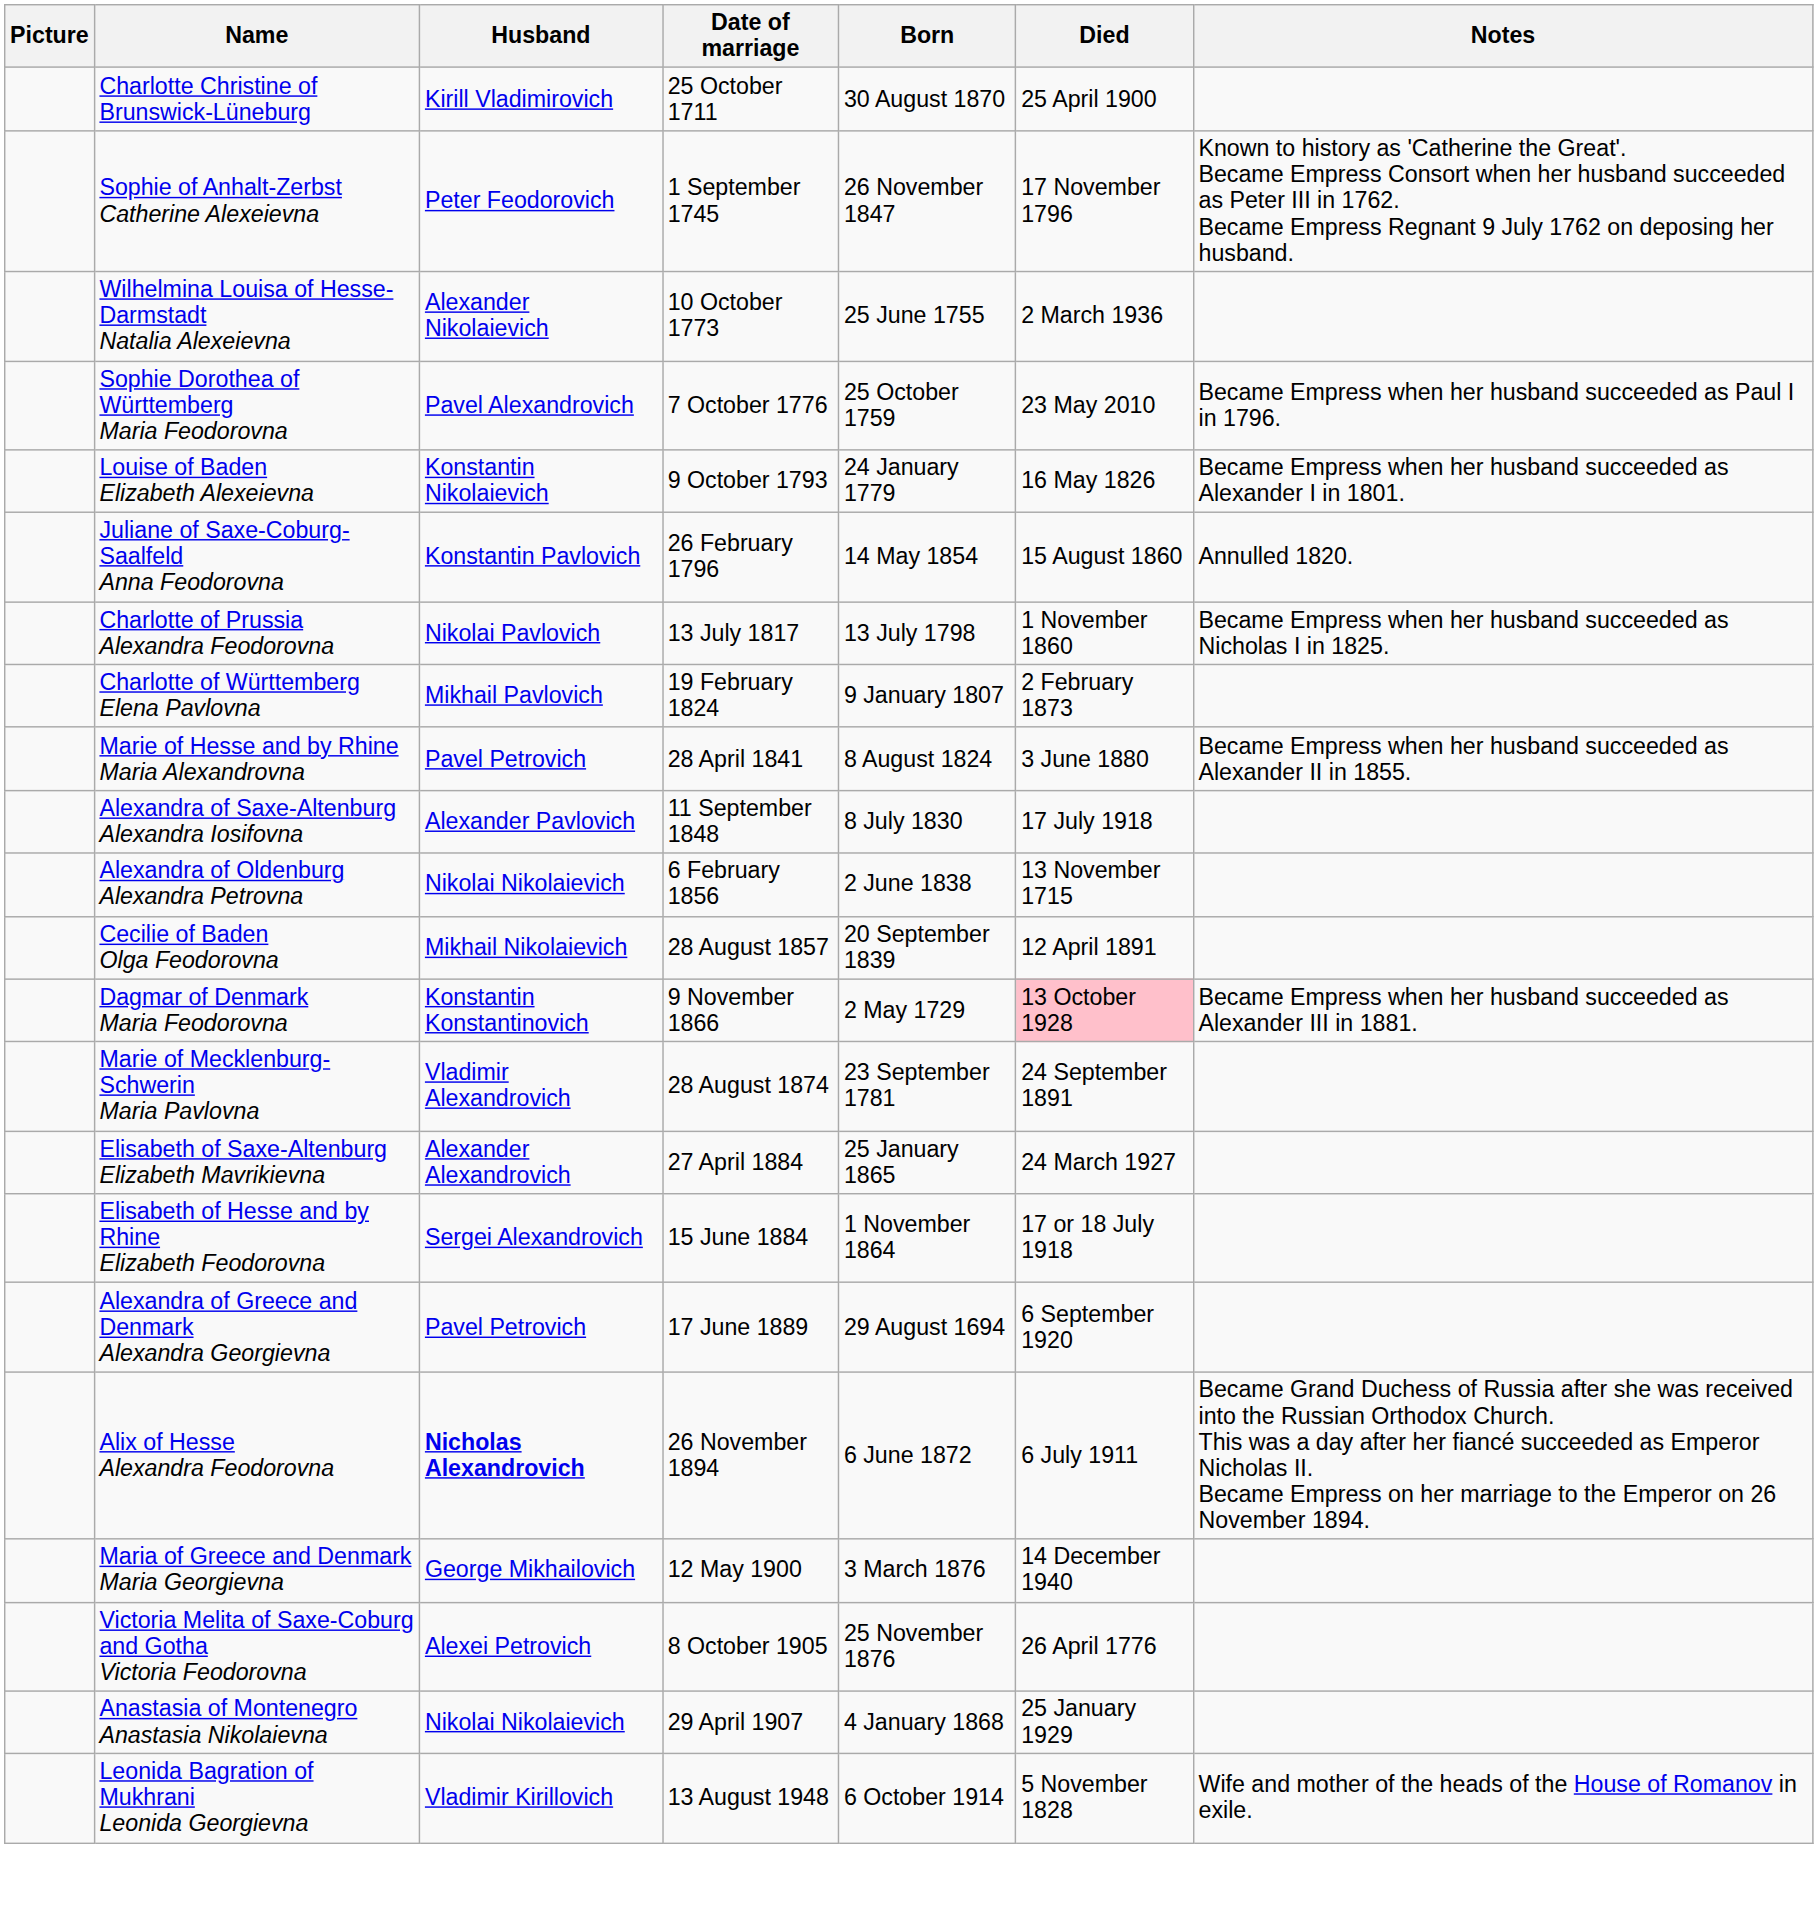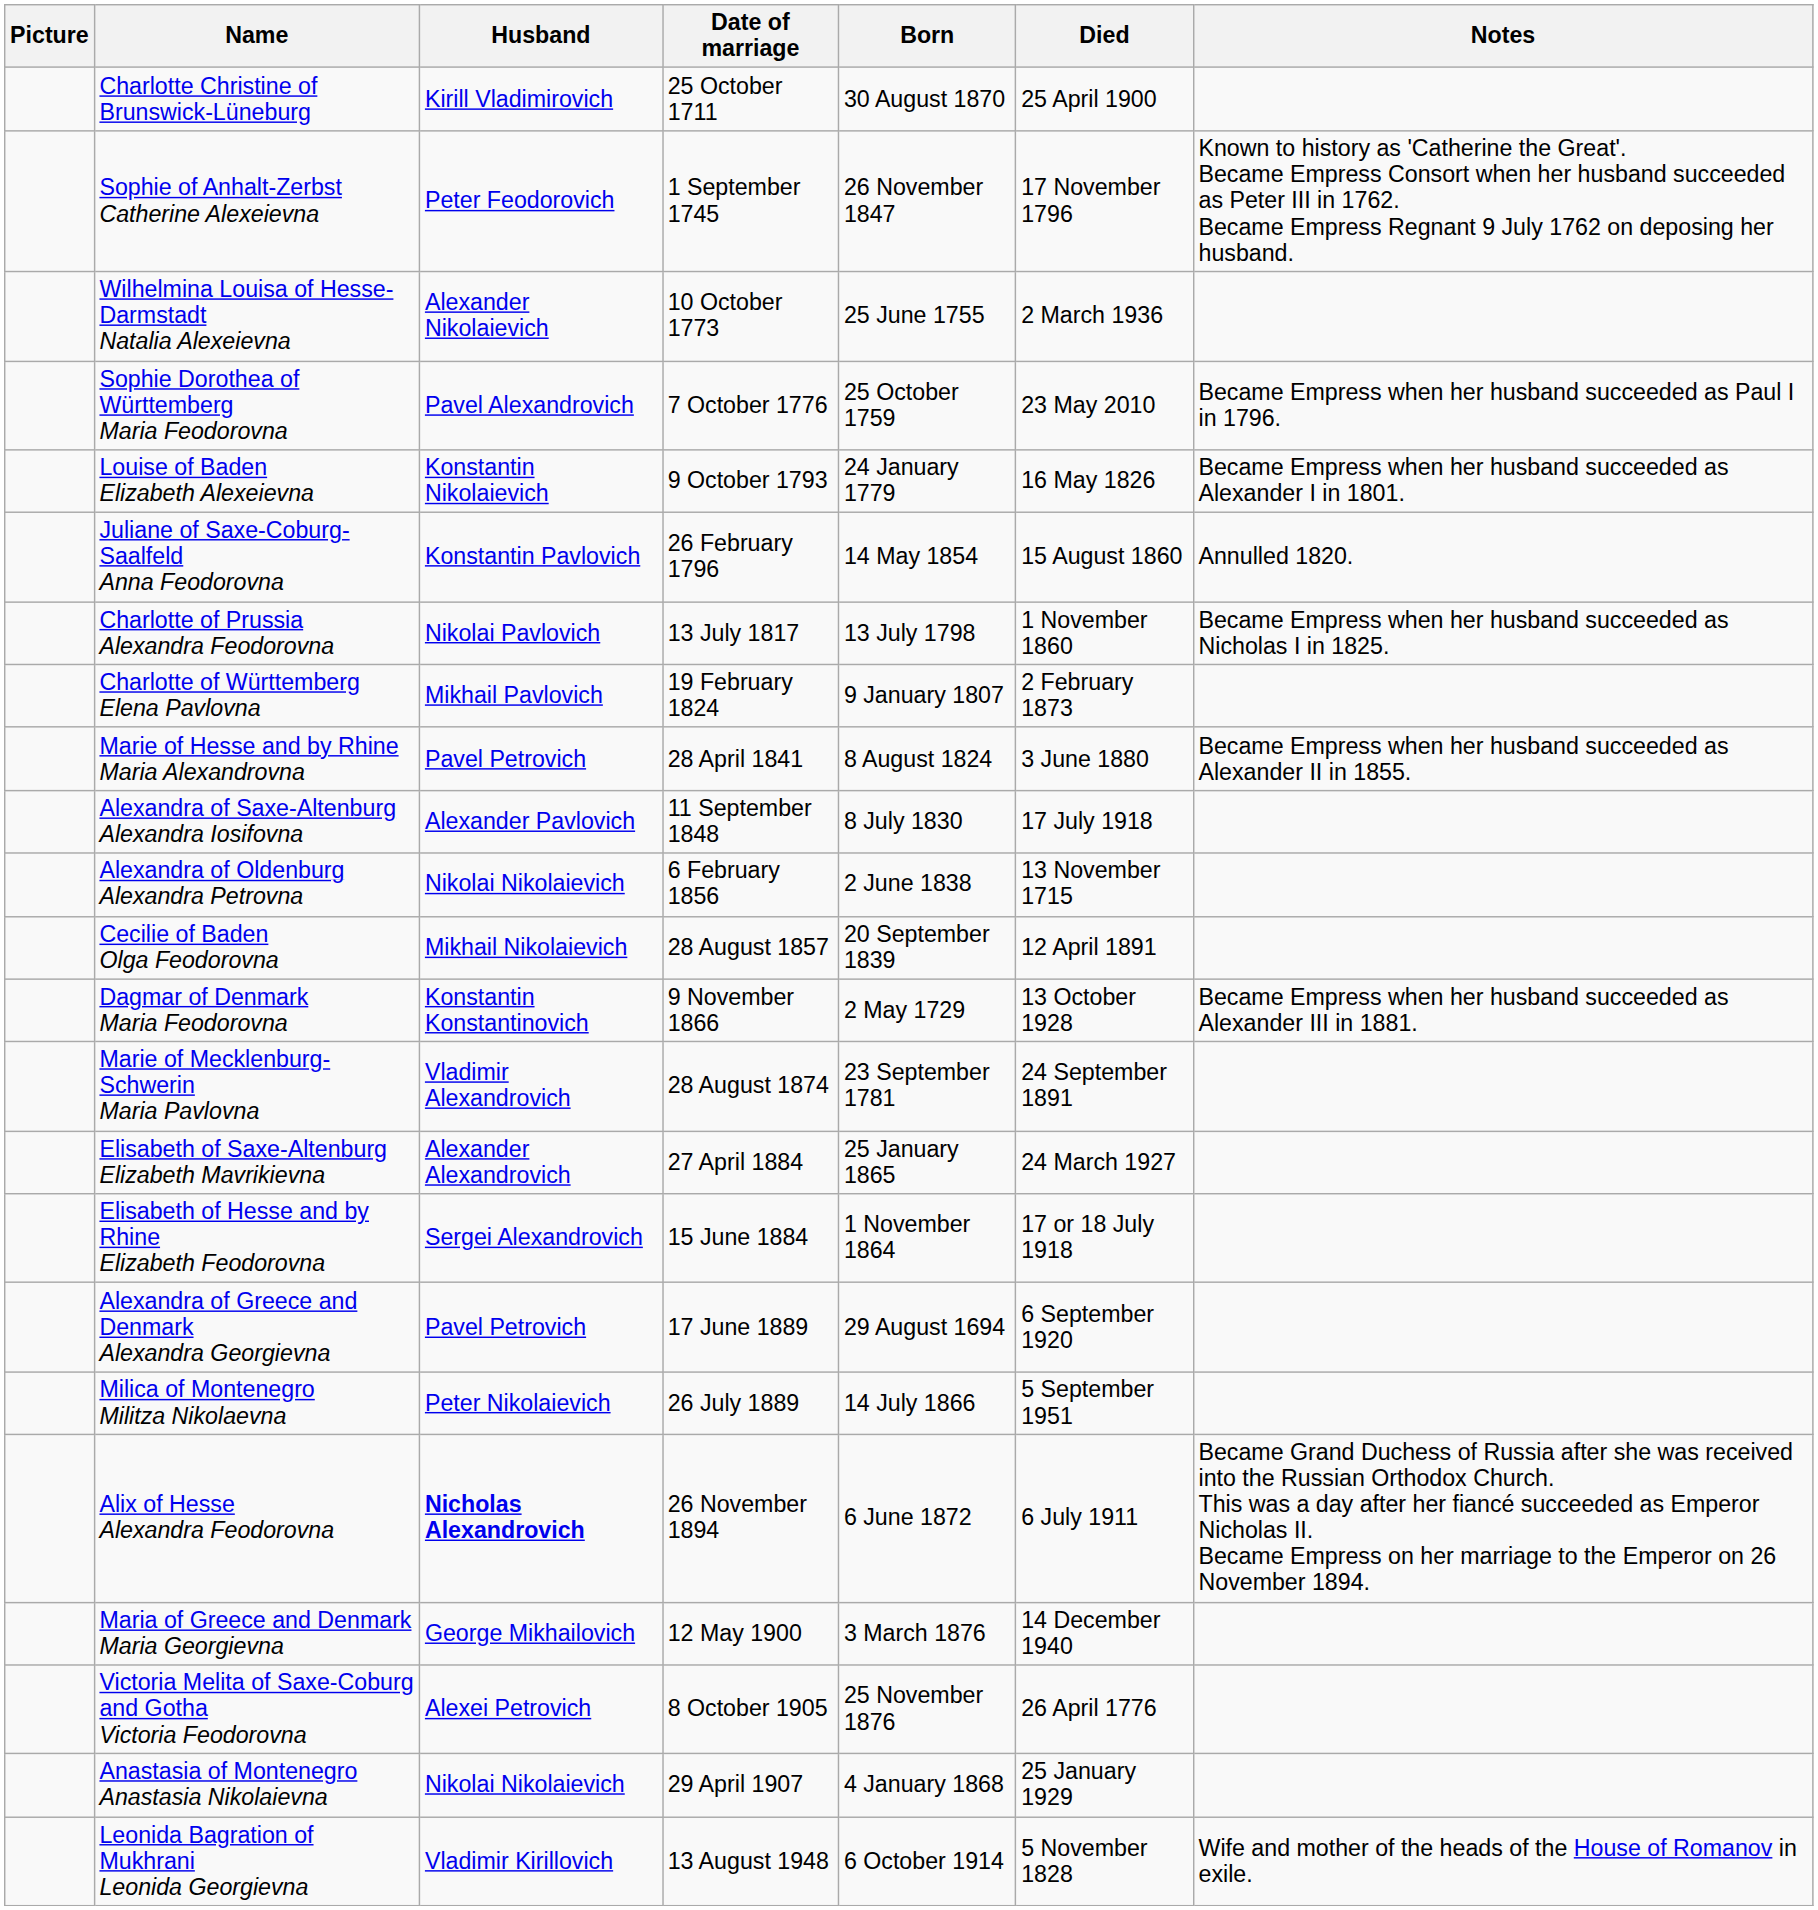(1079, 1010) pink background -> (1079, 1010) no background
+ row: (207, 1402)
